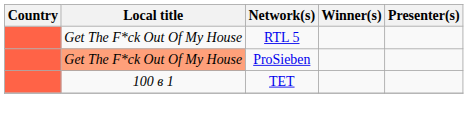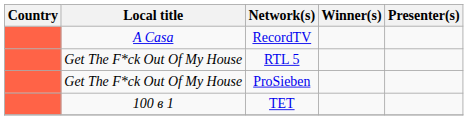+ row: (282, 37)
(153, 59) lightsalmon background -> (153, 81) no background
